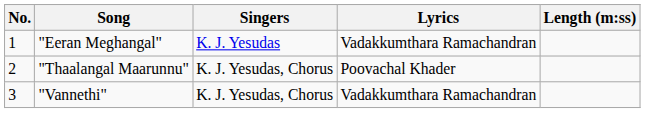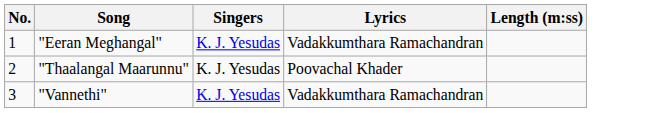(265, 69) K. J. Yesudas, Chorus -> (238, 69) K. J. Yesudas
(265, 95) K. J. Yesudas, Chorus -> (238, 95) K. J. Yesudas
